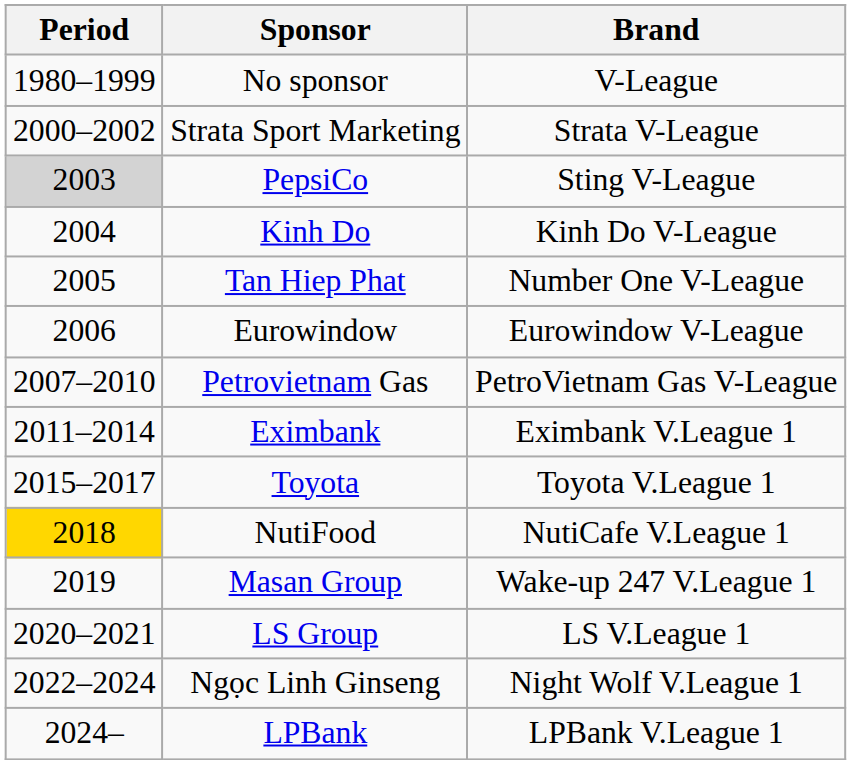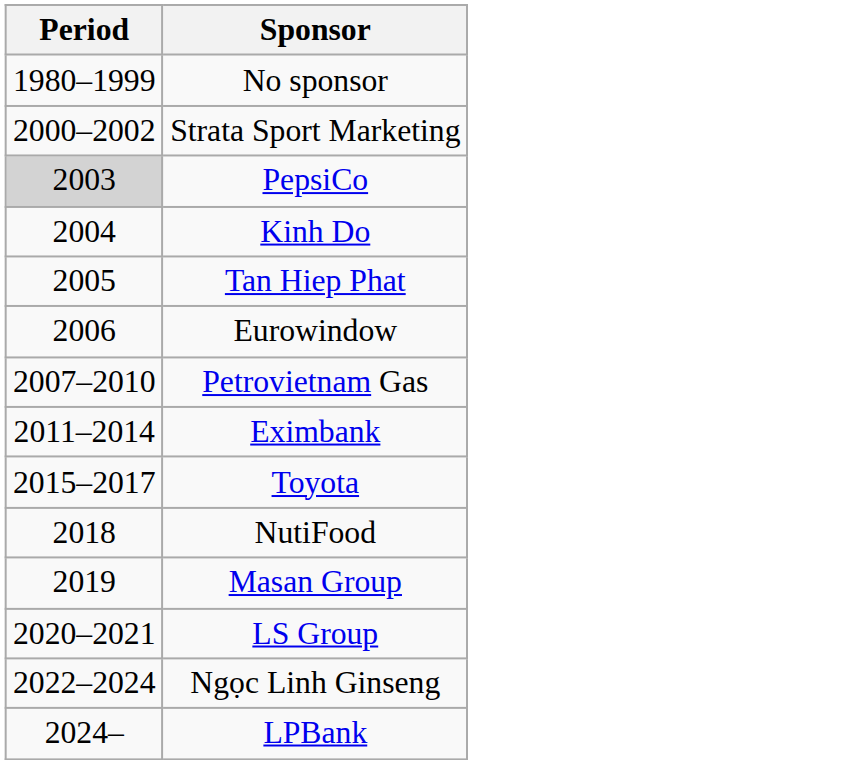- column: (656, 29)
(84, 532) gold background -> (84, 532) no background
